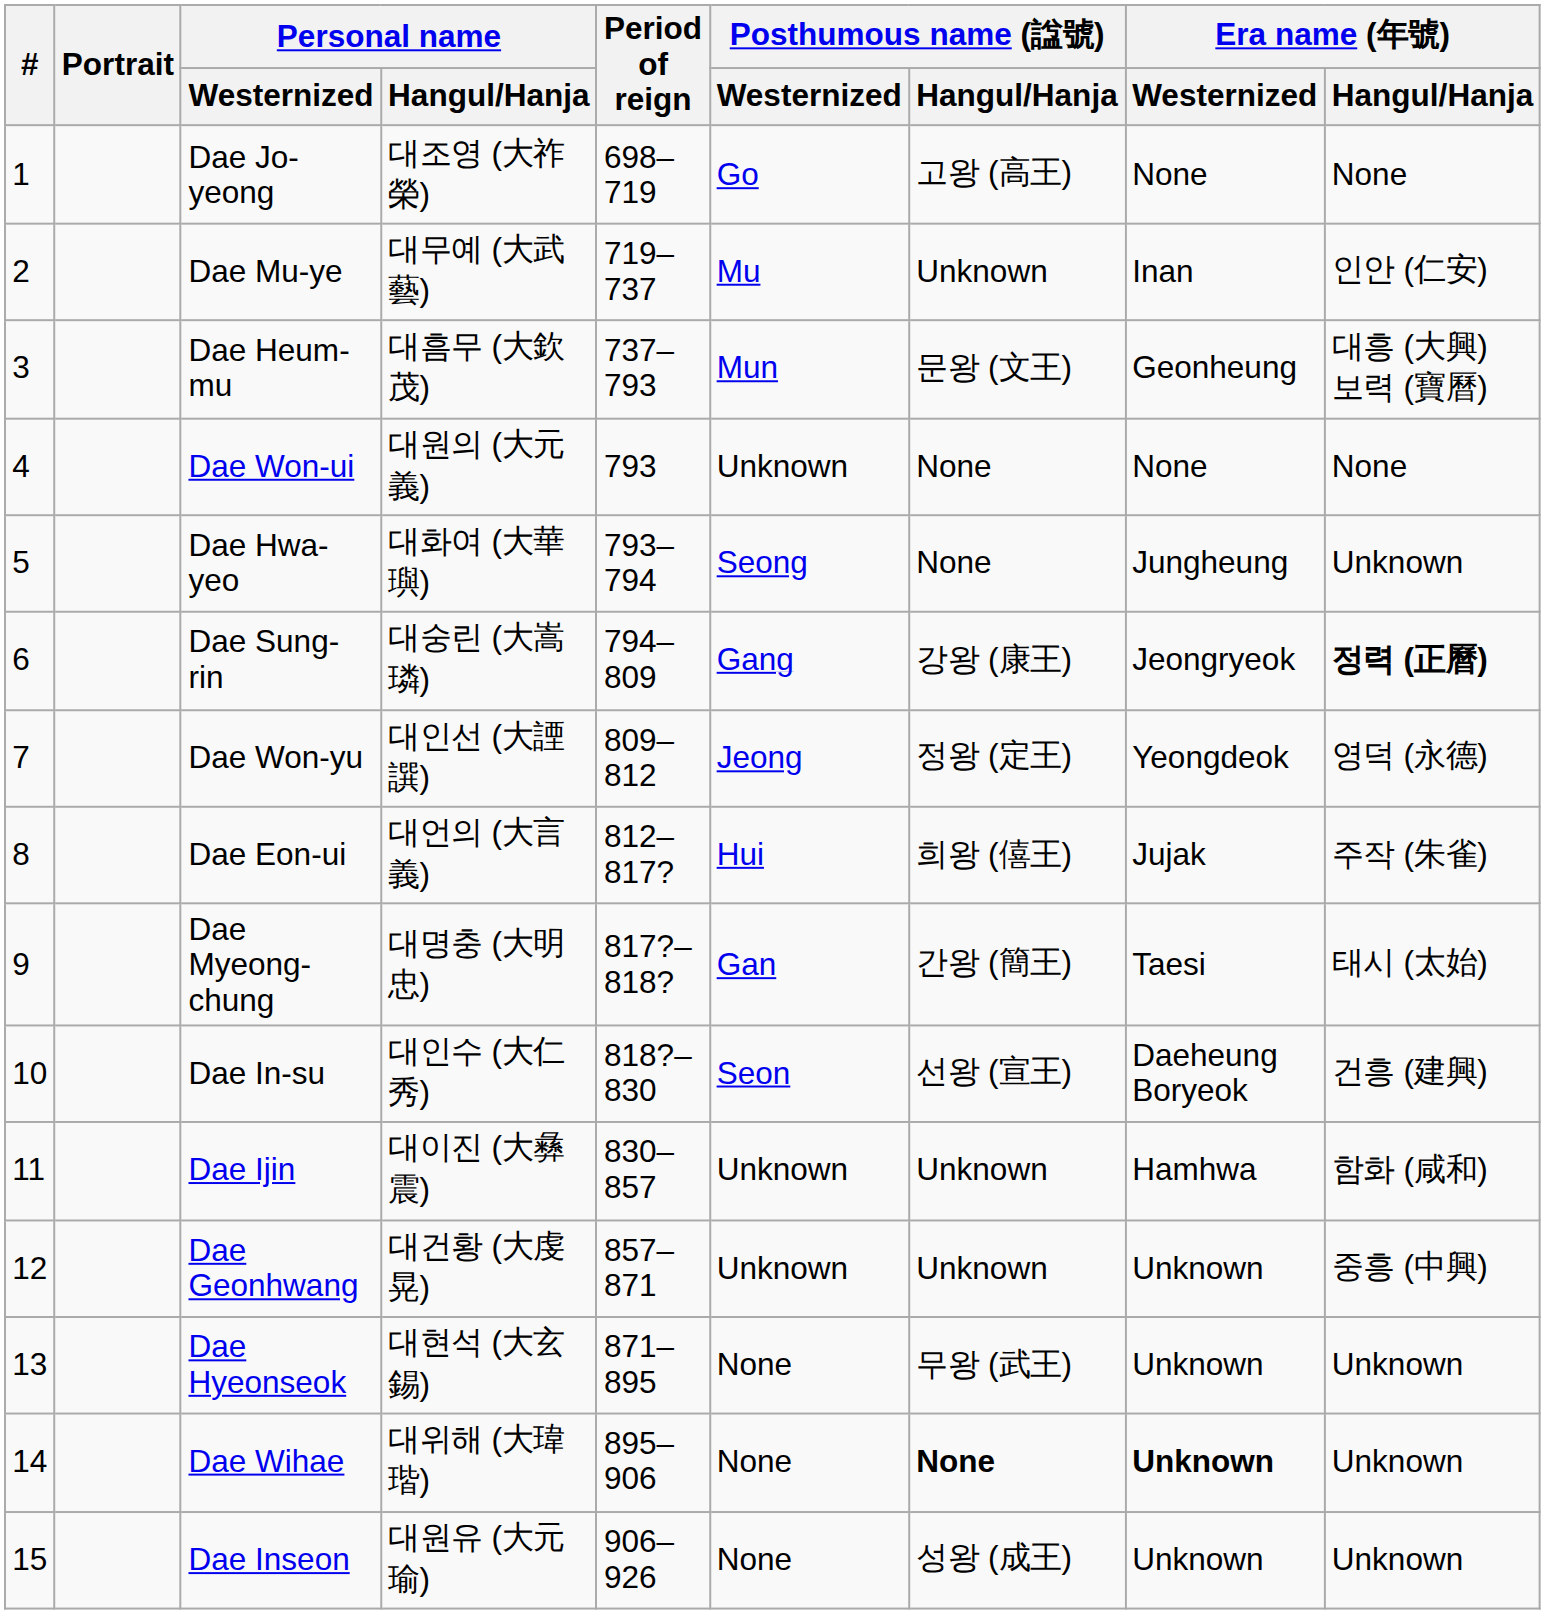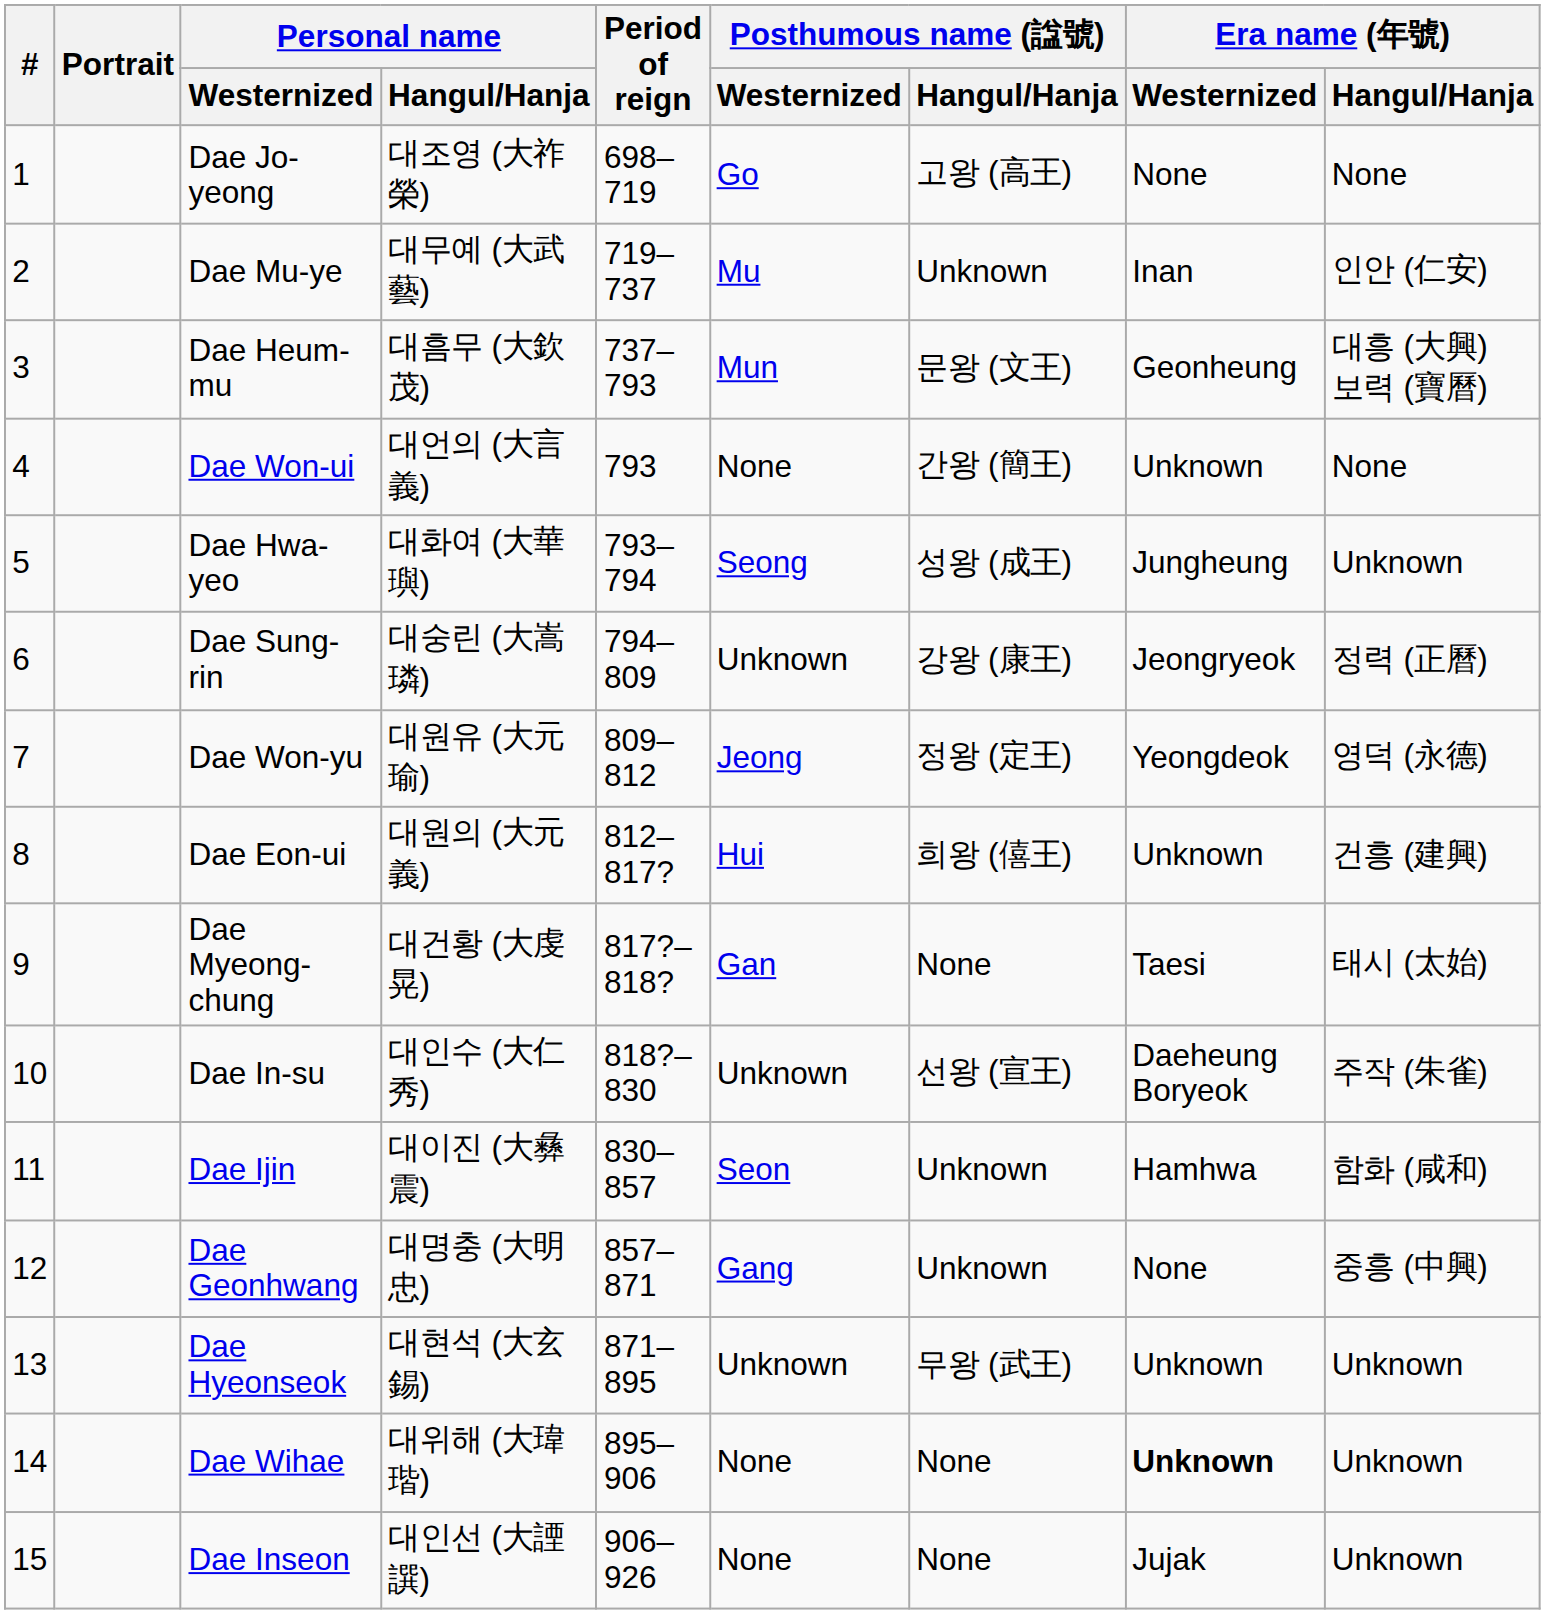(477, 464) 대원의 (大元義) -> (477, 464) 대언의 (大言義)
(782, 465) Unknown -> (754, 465) None
(954, 465) None -> (994, 464) 간왕 (簡王)
(1170, 465) None -> (1198, 465) Unknown
(954, 563) None -> (994, 562) 성왕 (成王)
(755, 660) Gang -> (782, 660) Unknown
(1410, 659) bold -> (1410, 659) normal
(477, 756) 대인선 (大諲譔) -> (477, 756) 대원유 (大元瑜)
(477, 853) 대언의 (大言義) -> (477, 853) 대원의 (大元義)
(1169, 854) Jujak -> (1198, 854) Unknown
(1410, 853) 주작 (朱雀) -> (1410, 853) 건흥 (建興)
(477, 963) 대명충 (大明忠) -> (477, 963) 대건황 (大虔晃)
(994, 963) 간왕 (簡王) -> (954, 964) None
(753, 1073) Seon -> (782, 1073) Unknown
(1410, 1072) 건흥 (建興) -> (1410, 1072) 주작 (朱雀)
(782, 1170) Unknown -> (753, 1170) Seon
(477, 1266) 대건황 (大虔晃) -> (477, 1266) 대명충 (大明忠)
(782, 1267) Unknown -> (755, 1267) Gang
(1198, 1267) Unknown -> (1170, 1267) None
(754, 1364) None -> (782, 1364) Unknown
(956, 1462) bold -> (954, 1462) normal
(477, 1558) 대원유 (大元瑜) -> (477, 1558) 대인선 (大諲譔)
(994, 1558) 성왕 (成王) -> (954, 1559) None
(1198, 1559) Unknown -> (1169, 1559) Jujak
